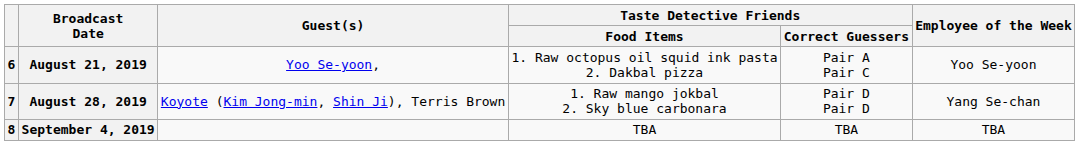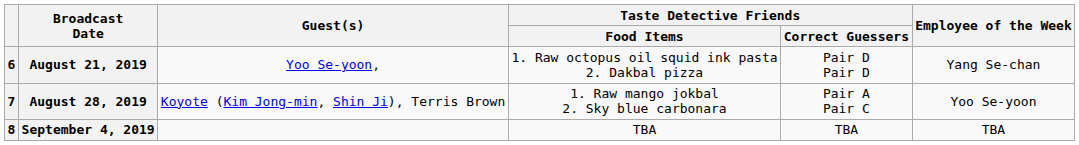(846, 65) Pair A Pair C -> (846, 65) Pair D Pair D
(993, 65) Yoo Se-yoon -> (993, 65) Yang Se-chan
(846, 101) Pair D Pair D -> (846, 101) Pair A Pair C
(993, 101) Yang Se-chan -> (993, 101) Yoo Se-yoon
